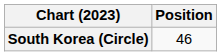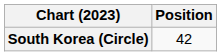(184, 39) 46 -> (184, 39) 42
